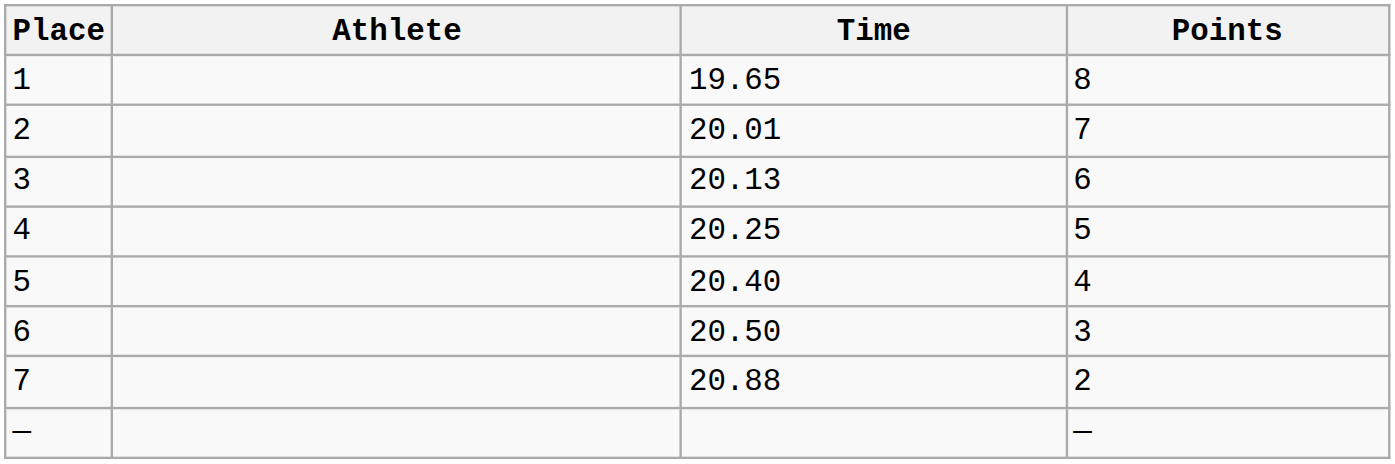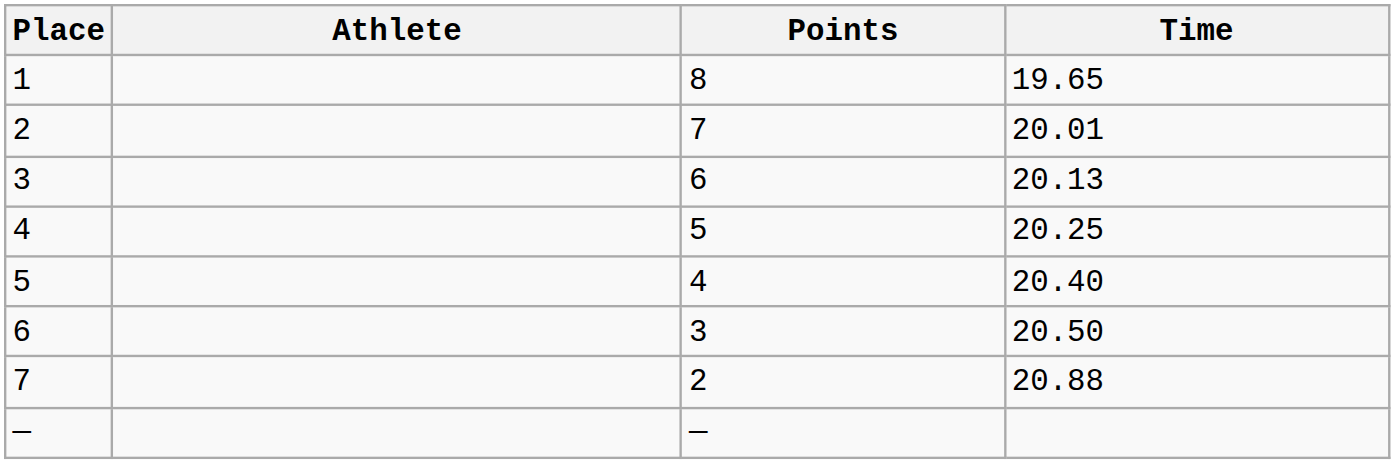columns swapped: (874, 30) <-> (1227, 30)
